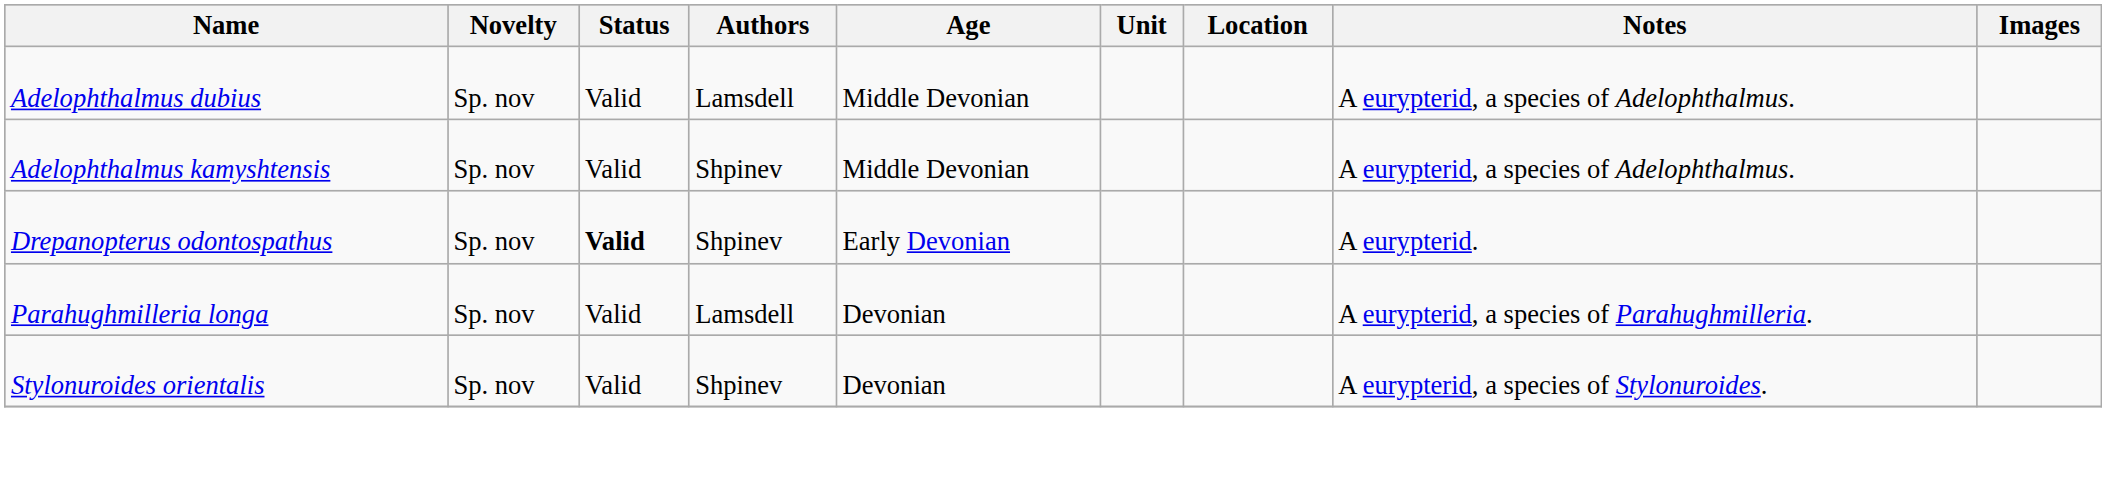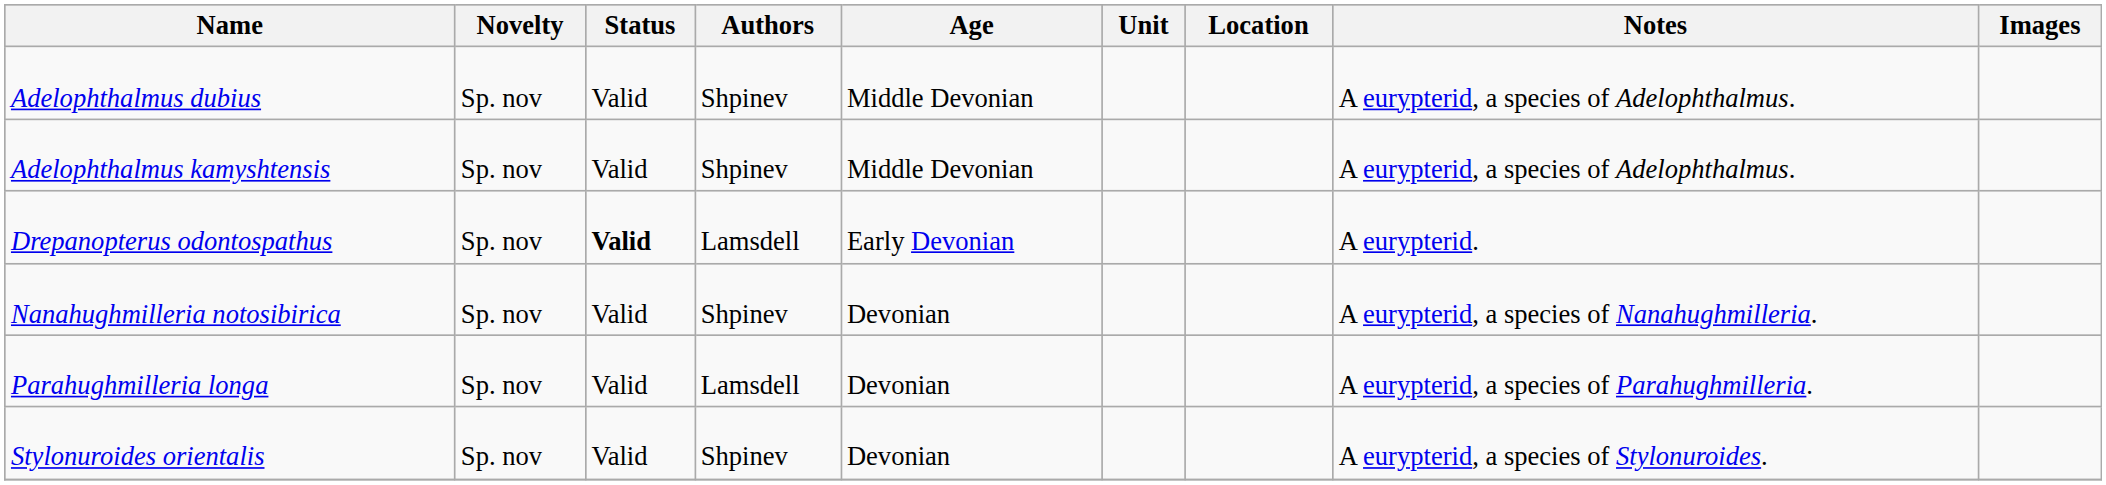(745, 97) Lamsdell -> (744, 97) Shpinev
(739, 241) Shpinev -> (750, 241) Lamsdell
+ row: (176, 313)
